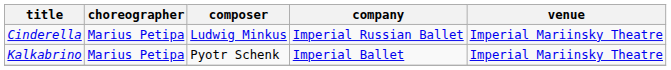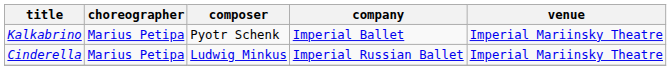rows swapped: (45, 35) <-> (45, 55)
